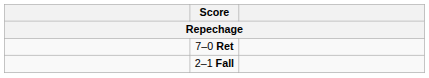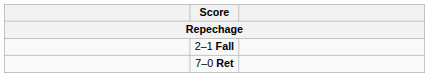rows swapped: (214, 47) <-> (214, 64)
